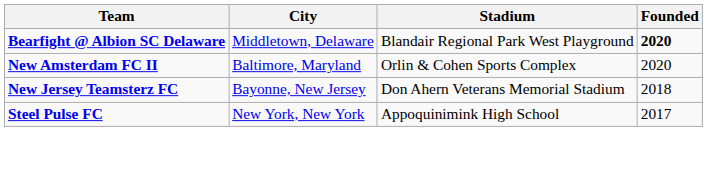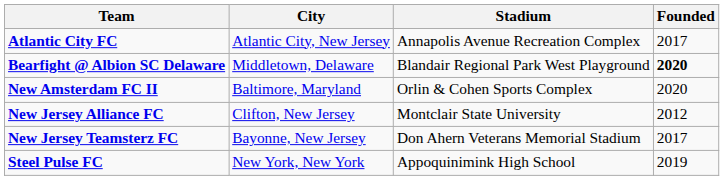+ row: (63, 41)
+ row: (86, 114)
(656, 89) 2018 -> (672, 138) 2017
(656, 114) 2017 -> (672, 162) 2019
